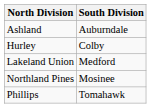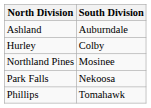- row: (40, 62)
+ row: (28, 78)
